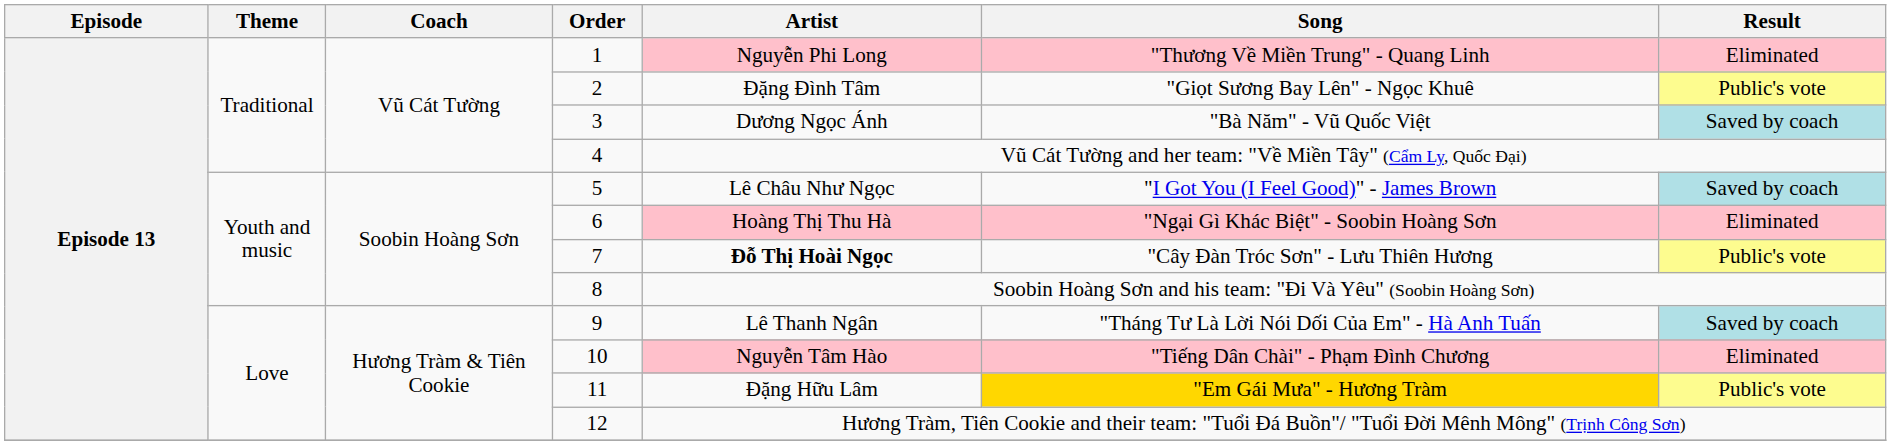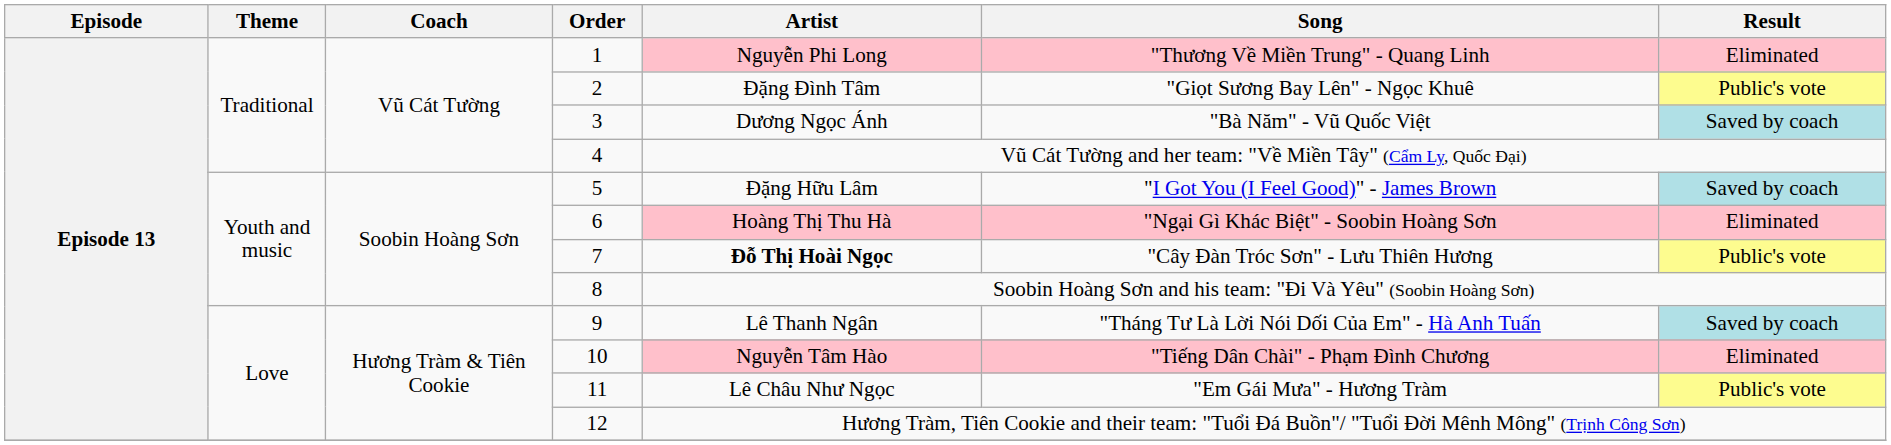(812, 188) Lê Châu Như Ngọc -> (812, 188) Đặng Hữu Lâm
(812, 389) Đặng Hữu Lâm -> (812, 389) Lê Châu Như Ngọc
(1320, 389) gold background -> (1320, 389) no background
